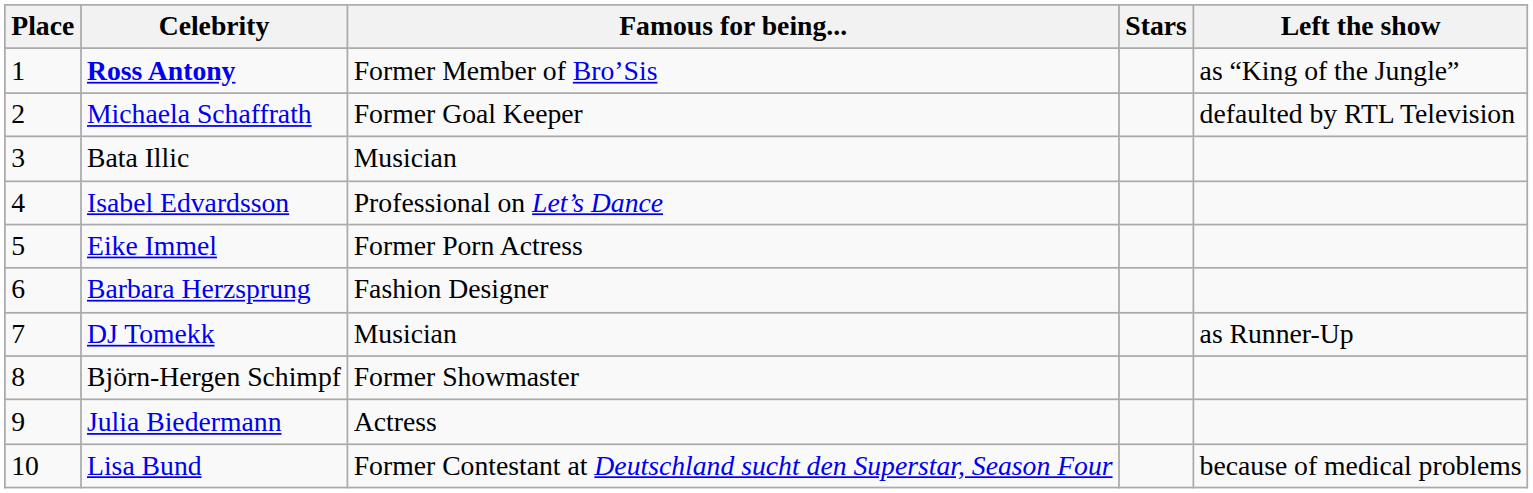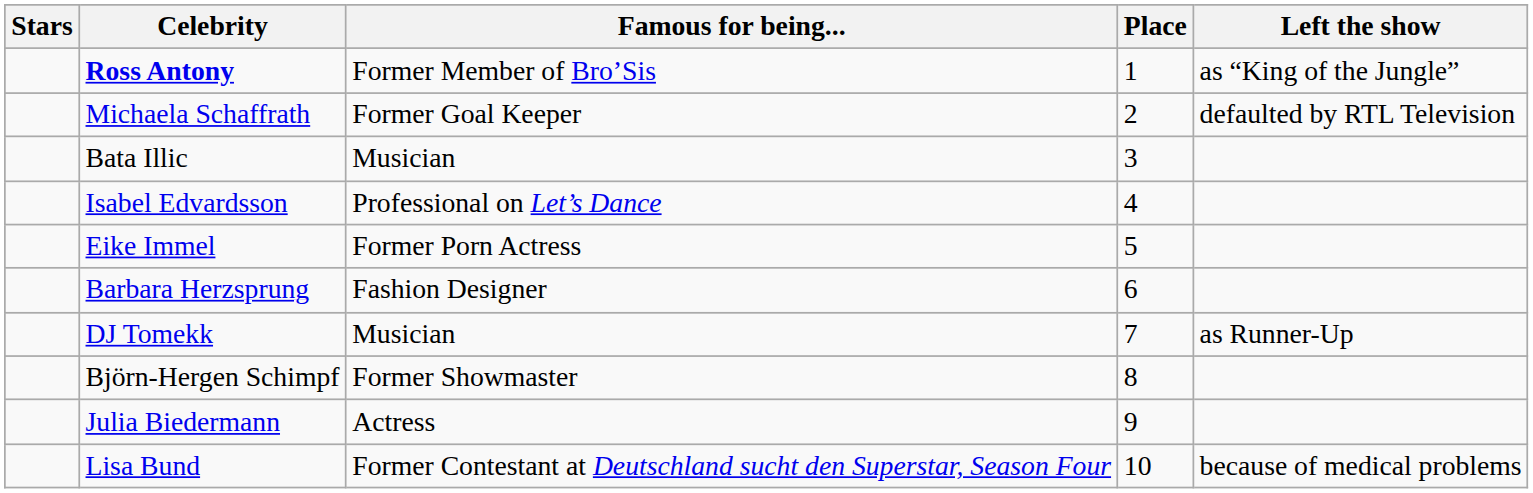columns swapped: (43, 26) <-> (1156, 26)
